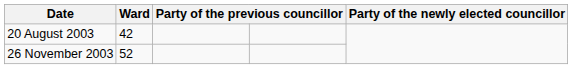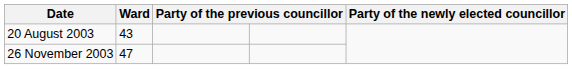(126, 34) 42 -> (126, 34) 43
(126, 53) 52 -> (126, 53) 47
